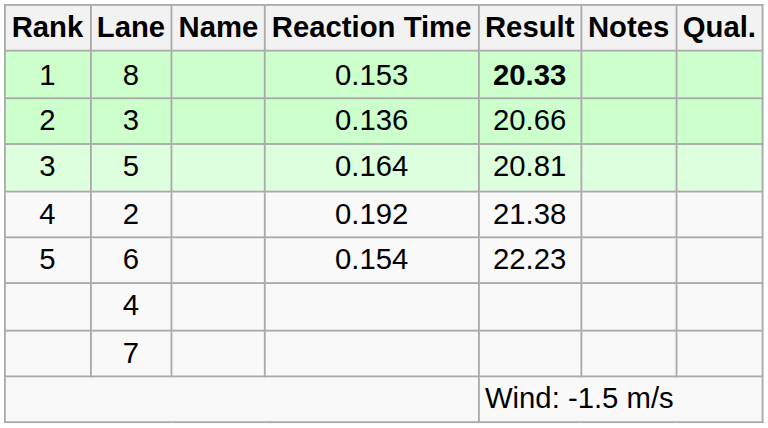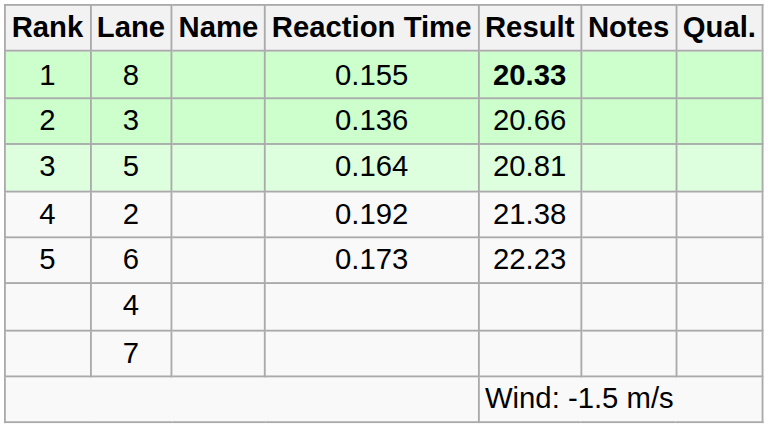(372, 74) 0.153 -> (372, 74) 0.155
(372, 259) 0.154 -> (372, 259) 0.173
